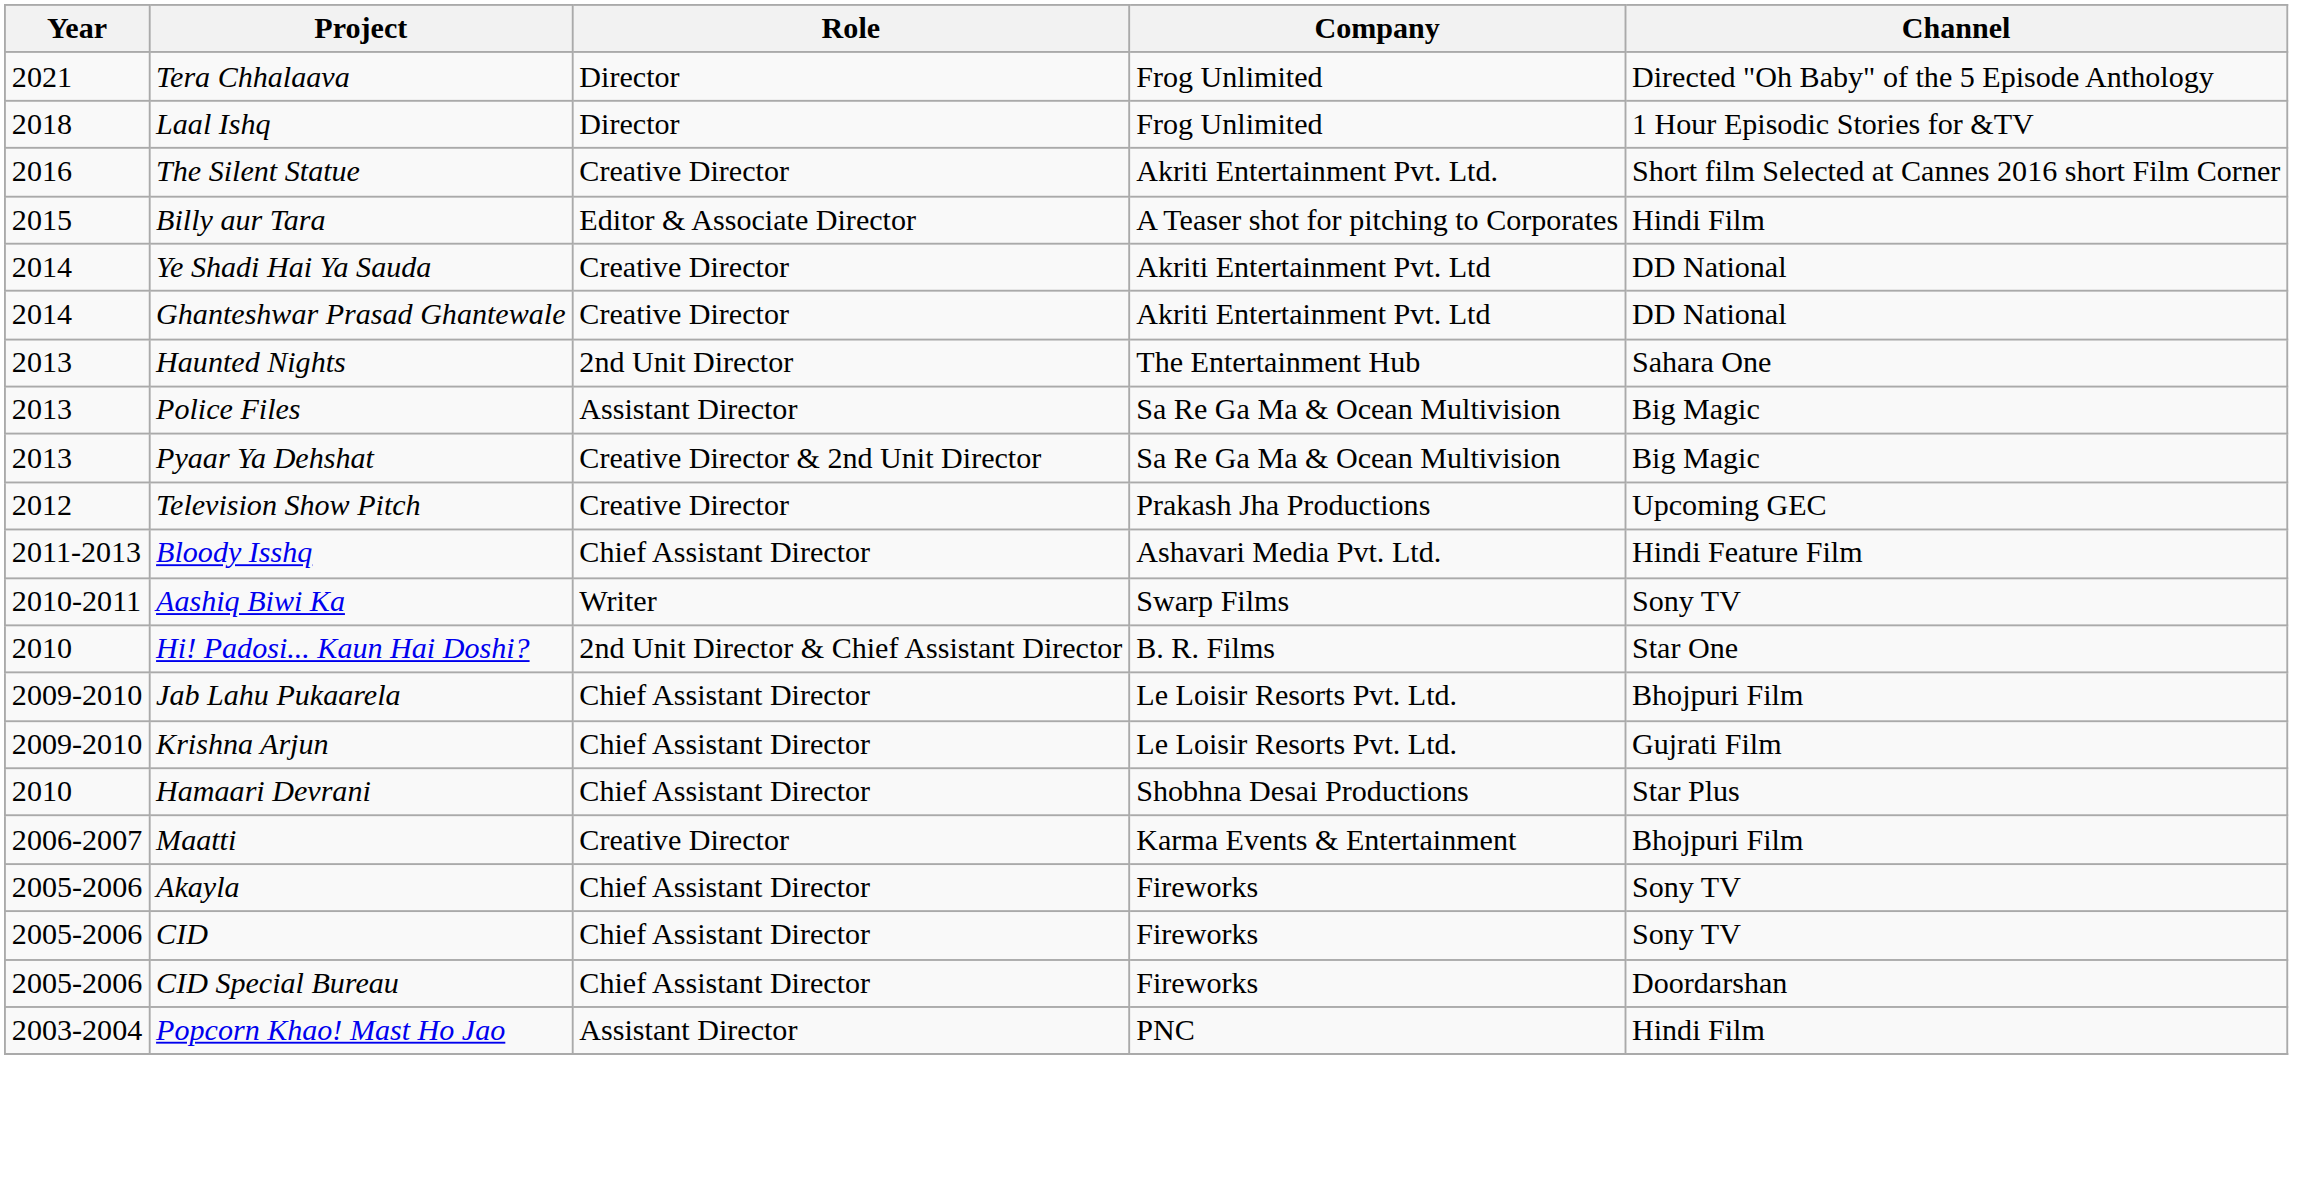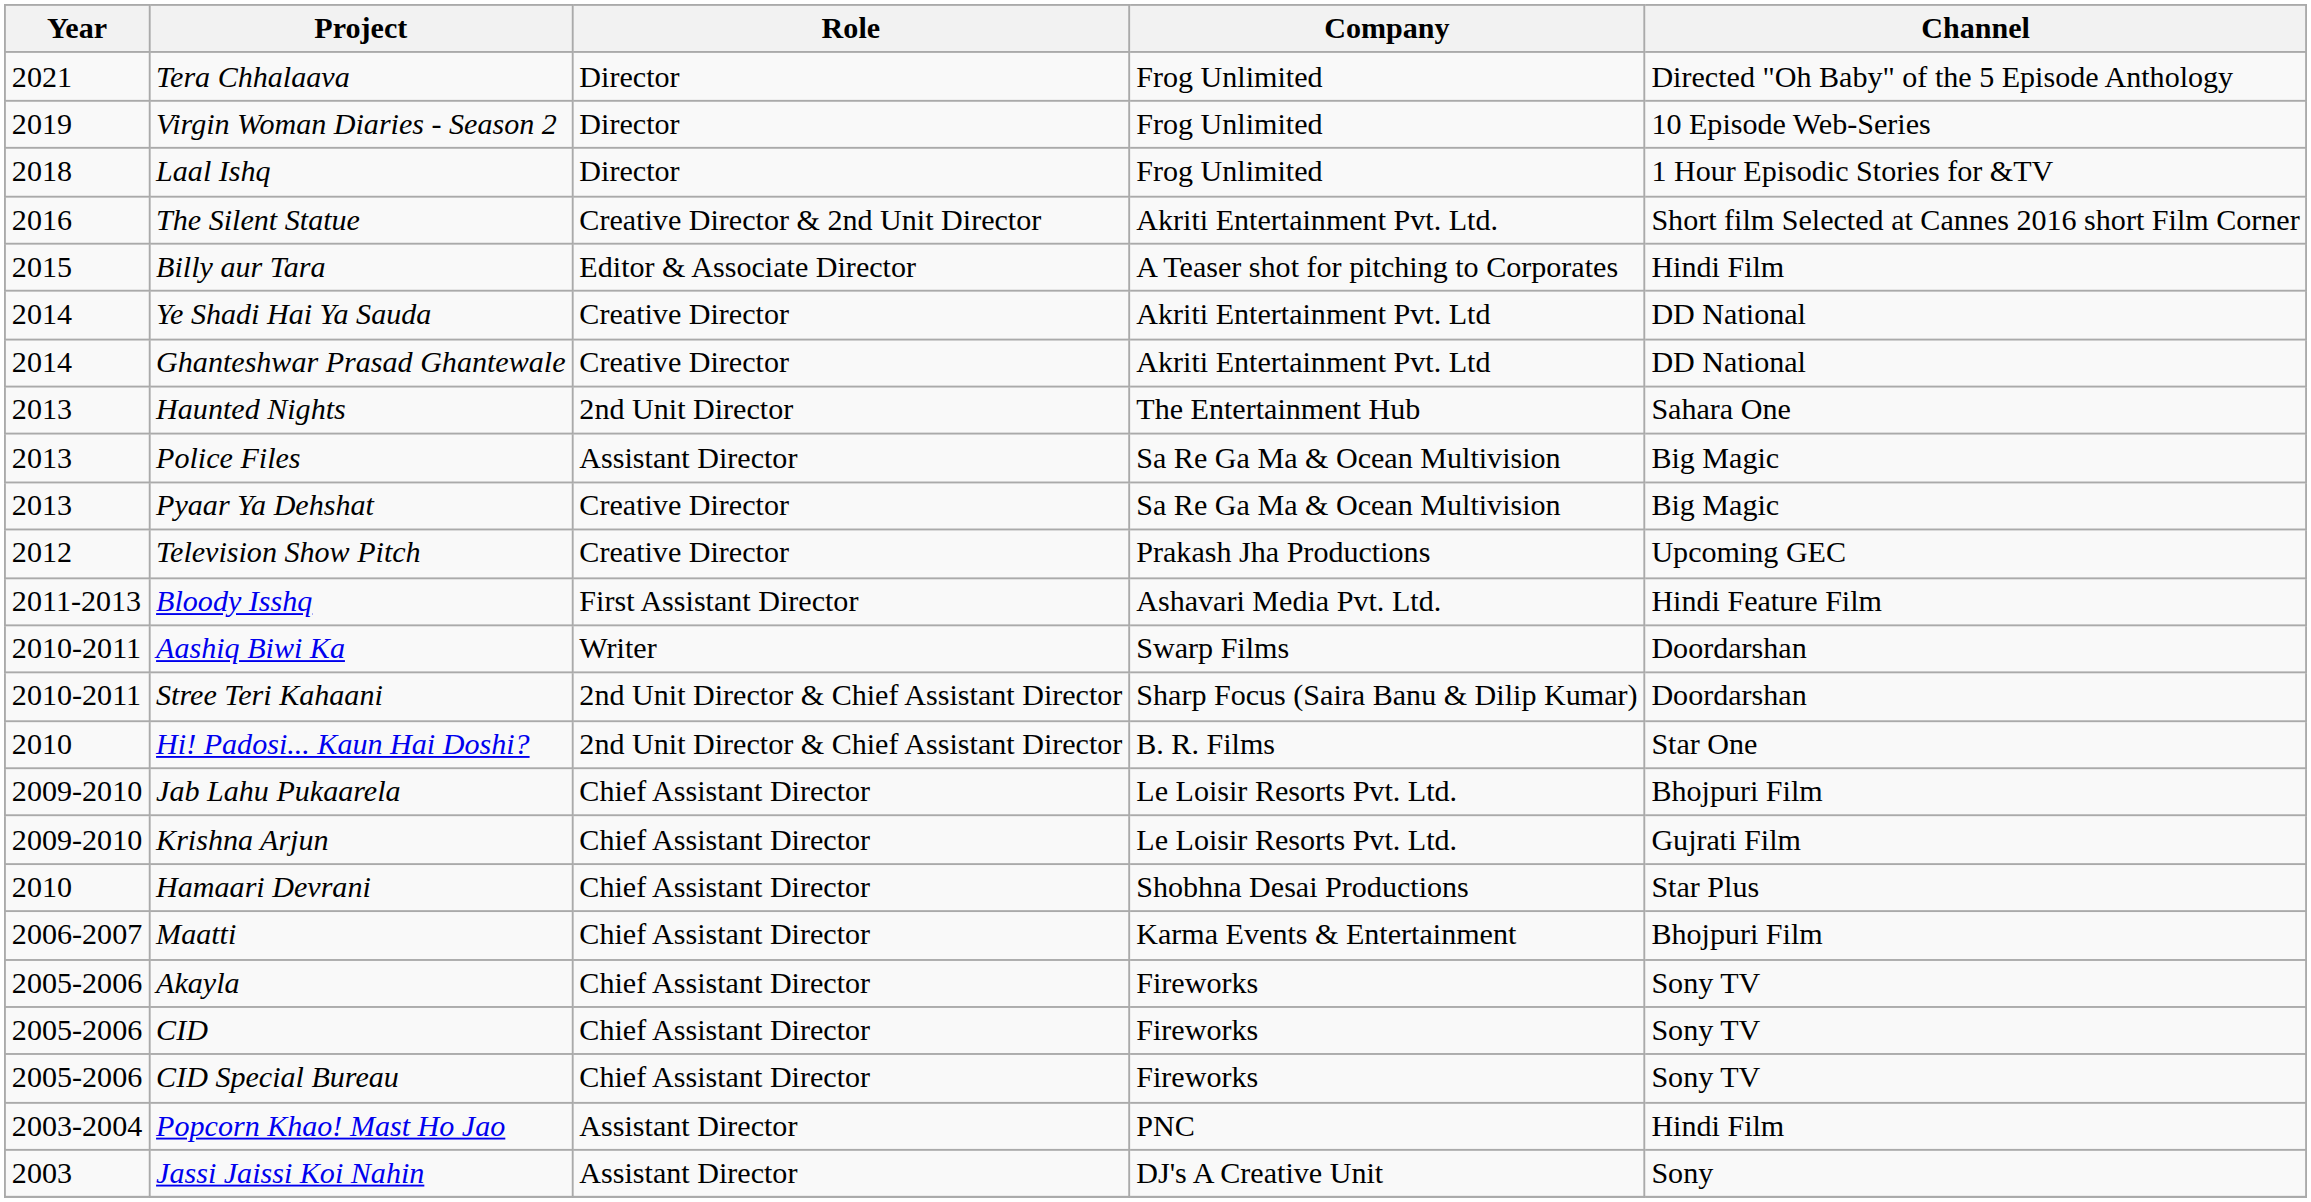+ row: (356, 123)
(684, 171) Creative Director -> (810, 219) Creative Director & 2nd Unit Director
(810, 457) Creative Director & 2nd Unit Director -> (684, 505) Creative Director
(725, 553) Chief Assistant Director -> (719, 600) First Assistant Director
(1686, 600) Sony TV -> (1729, 648) Doordarshan
+ row: (269, 696)
(684, 839) Creative Director -> (725, 934) Chief Assistant Director
(1710, 982) Doordarshan -> (1706, 1077) Sony TV
+ row: (290, 1173)
